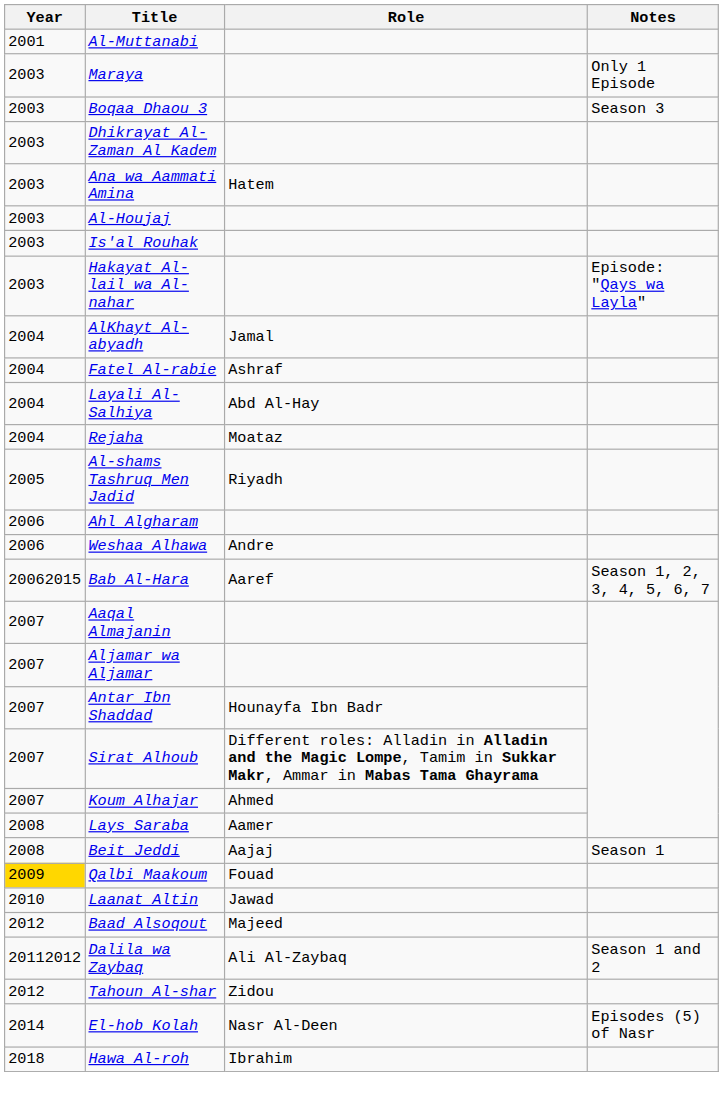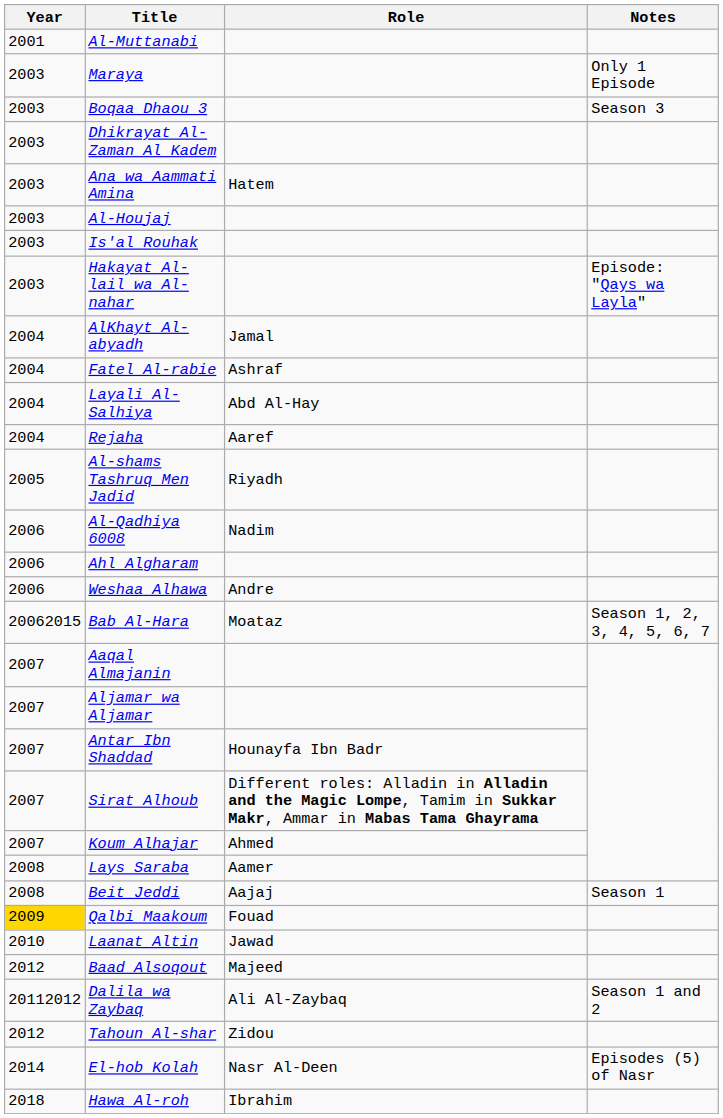(256, 437) Moataz -> (251, 437) Aaref
+ row: (134, 531)
(251, 580) Aaref -> (256, 623) Moataz
